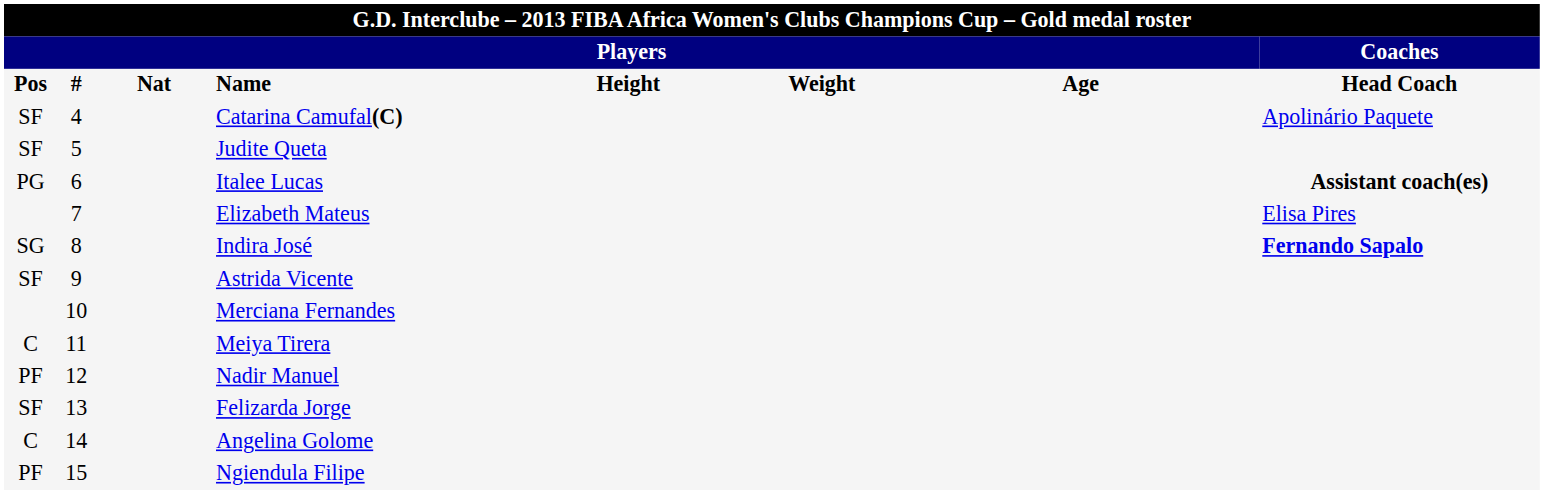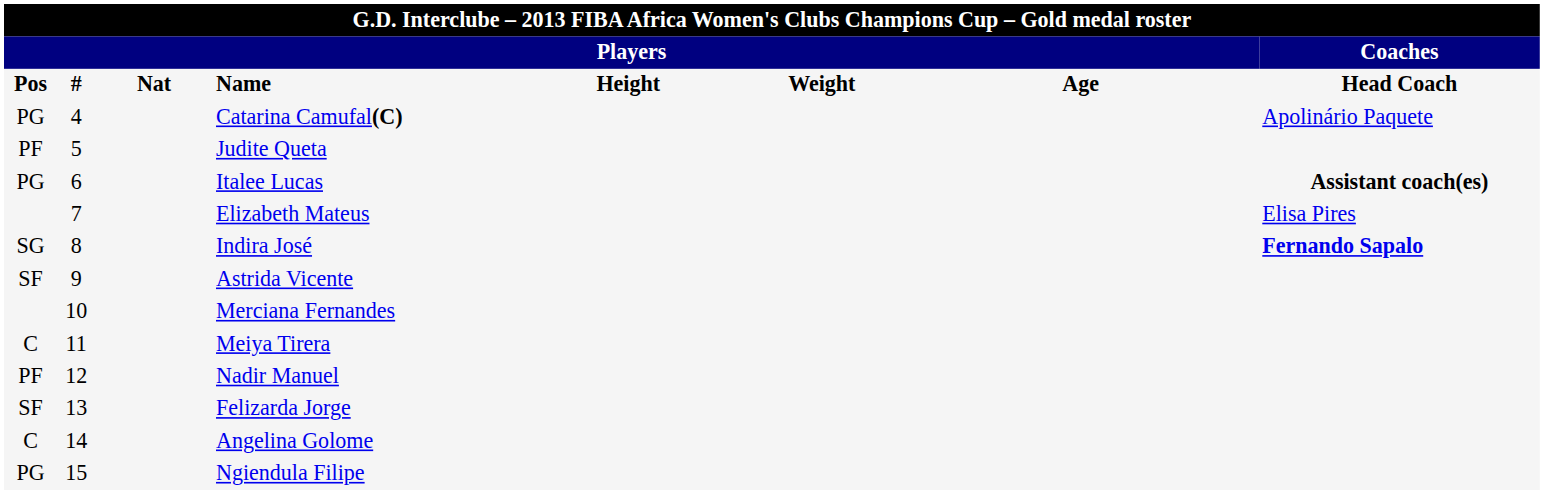(31, 117) SF -> (31, 117) PG
(31, 149) SF -> (31, 149) PF
(31, 473) PF -> (31, 473) PG
